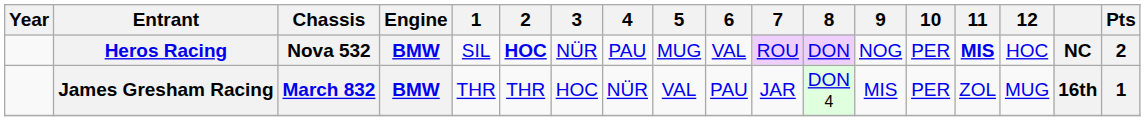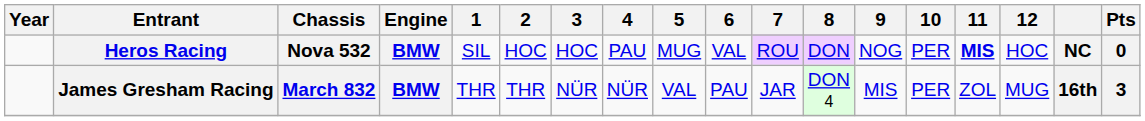(526, 50) bold -> (526, 50) normal
(577, 50) NÜR -> (577, 50) HOC
(1121, 50) 2 -> (1121, 50) 0
(577, 91) HOC -> (577, 91) NÜR
(1121, 91) 1 -> (1121, 91) 3
